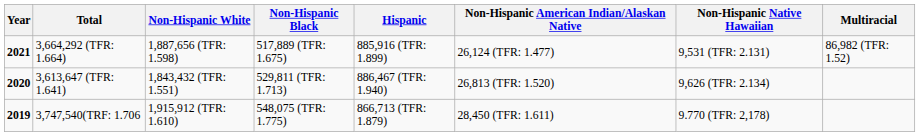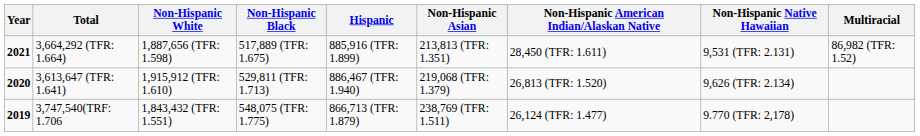+ column: (462, 20)
(506, 51) 26,124 (TFR: 1.477) -> (558, 51) 28,450 (TFR: 1.611)
(187, 83) 1,843,432 (TFR: 1.551) -> (181, 83) 1,915,912 (TFR: 1.610)
(187, 115) 1,915,912 (TFR: 1.610) -> (181, 115) 1,843,432 (TFR: 1.551)
(506, 115) 28,450 (TFR: 1.611) -> (558, 115) 26,124 (TFR: 1.477)
